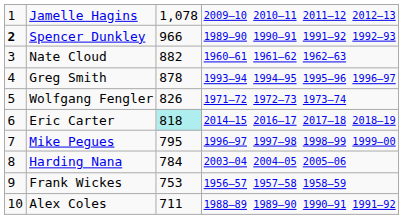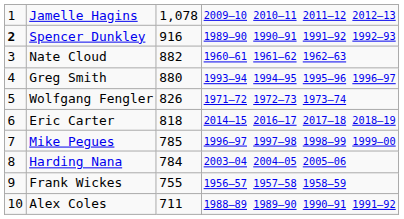(171, 36) 966 -> (171, 36) 916
(171, 78) 878 -> (171, 78) 880
(171, 120) paleturquoise background -> (171, 120) no background
(171, 141) 795 -> (171, 141) 785
(171, 183) 753 -> (171, 183) 755
